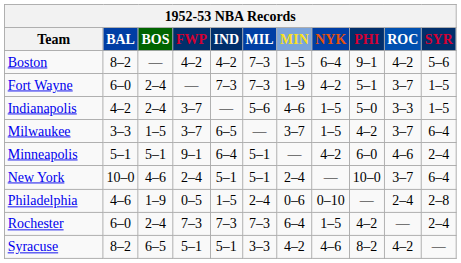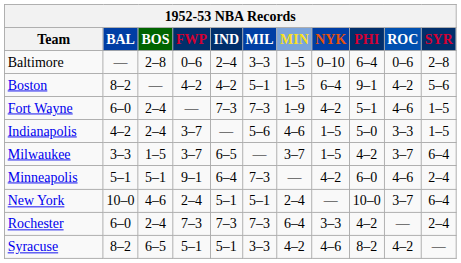+ row: (36, 62)
(260, 62) 7–3 -> (260, 85) 5–1
(403, 85) 3–7 -> (403, 108) 4–6
(260, 154) 5–1 -> (260, 177) 7–3
- row: (43, 200)
(331, 223) 1–5 -> (331, 223) 3–3
